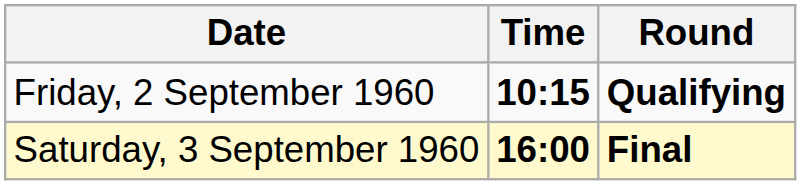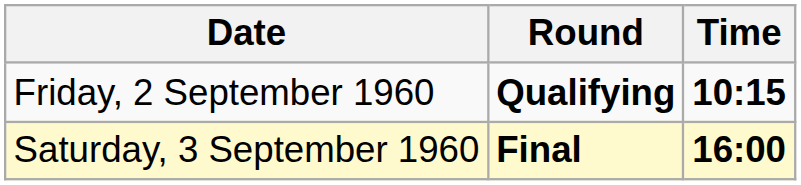columns swapped: (543, 33) <-> (696, 33)
